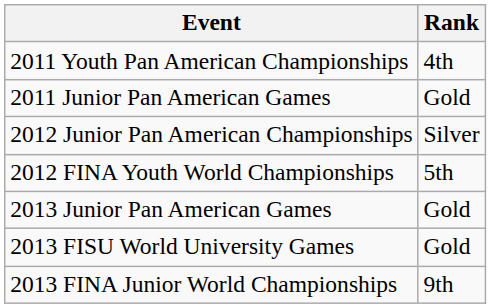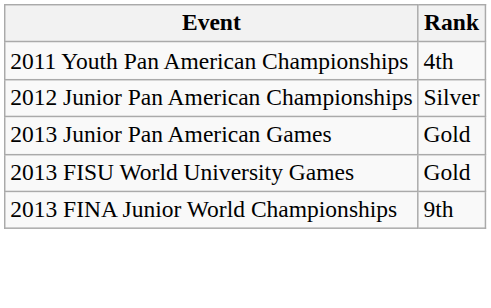- row: (170, 97)
- row: (202, 172)
